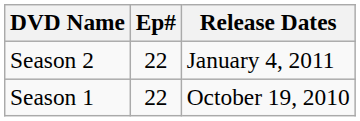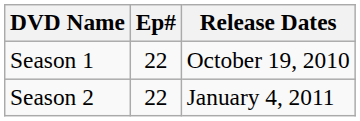rows swapped: (52, 97) <-> (52, 60)
